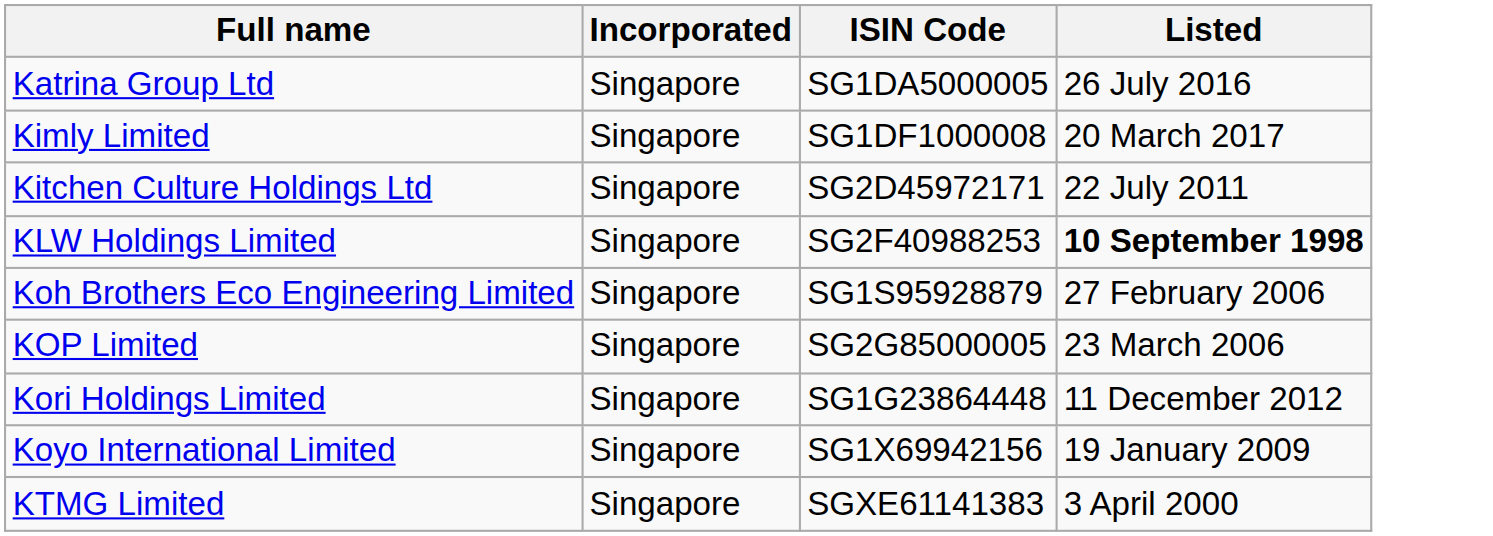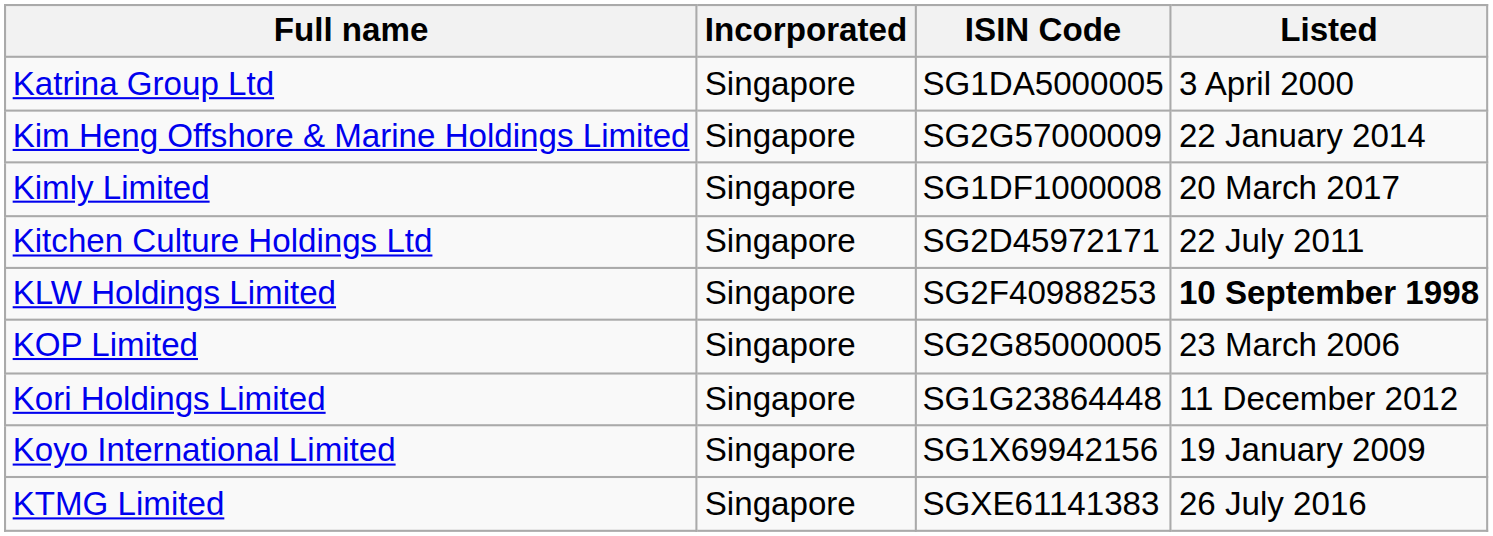(1158, 83) 26 July 2016 -> (1266, 83) 3 April 2000
+ row: (351, 135)
- row: (293, 293)
(1151, 503) 3 April 2000 -> (1273, 503) 26 July 2016
